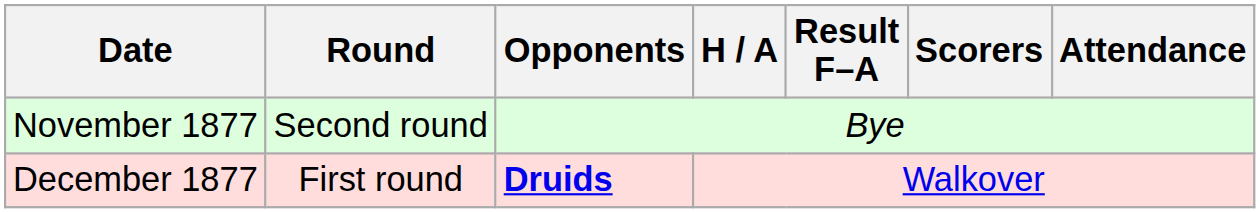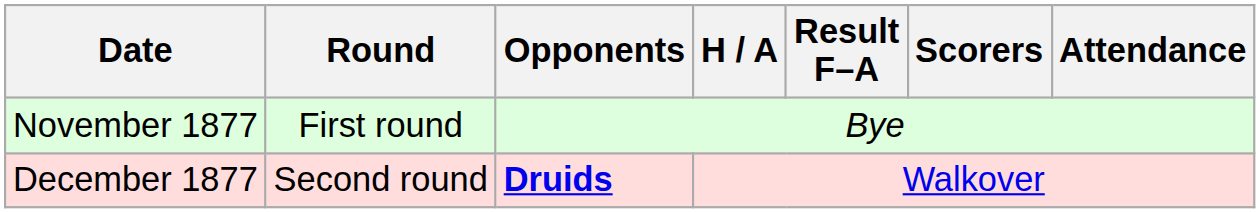(381, 125) Second round -> (381, 125) First round
(381, 179) First round -> (381, 179) Second round
